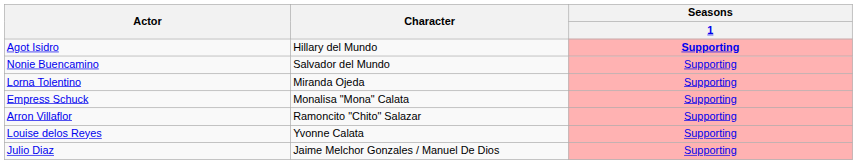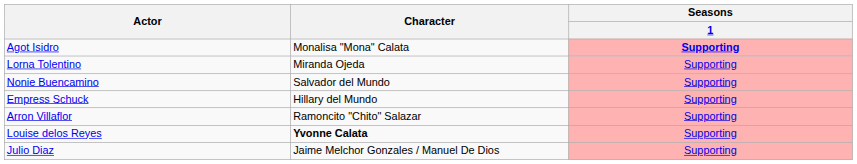(335, 47) Hillary del Mundo -> (351, 47) Monalisa "Mona" Calata
rows swapped: (44, 82) <-> (53, 64)
(351, 99) Monalisa "Mona" Calata -> (335, 99) Hillary del Mundo
(329, 133) normal -> (330, 133) bold
